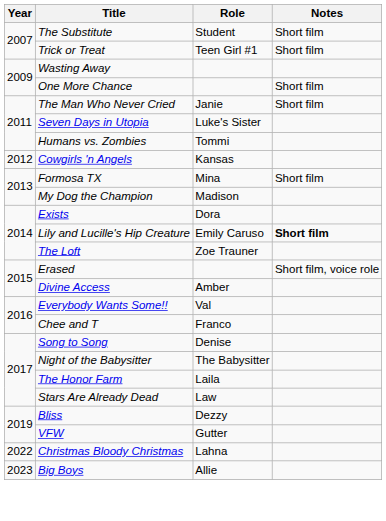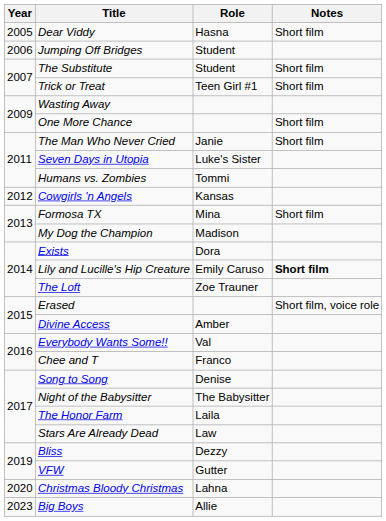+ row: (66, 31)
+ row: (90, 50)
(20, 452) 2022 -> (20, 488) 2020
